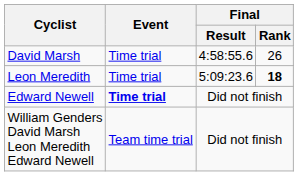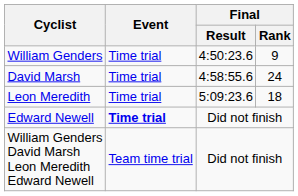+ row: (55, 56)
(275, 56) 26 -> (275, 77) 24
(275, 77) bold -> (275, 97) normal
